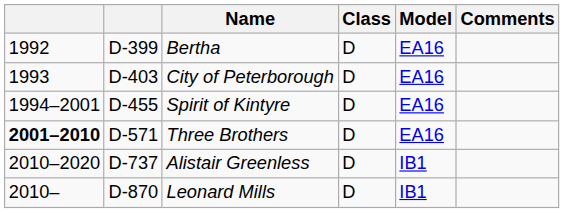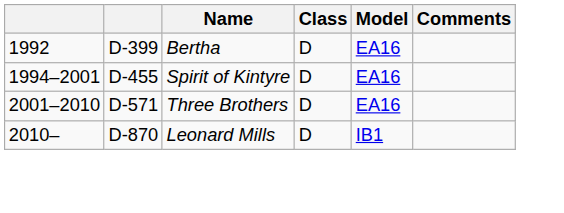- row: (250, 76)
(54, 134) bold -> (54, 105) normal
- row: (238, 163)
